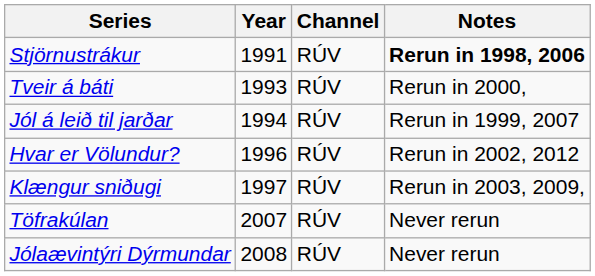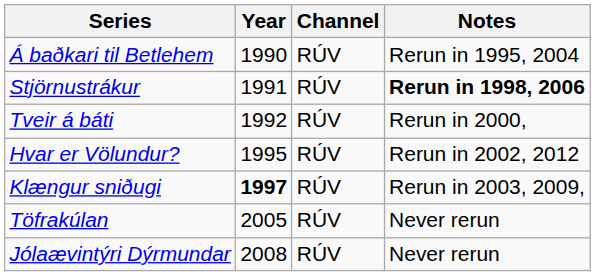+ row: (111, 54)
(264, 87) 1993 -> (264, 120) 1992
- row: (91, 120)
(264, 154) 1996 -> (264, 154) 1995
(264, 187) normal -> (264, 187) bold
(264, 220) 2007 -> (264, 220) 2005
